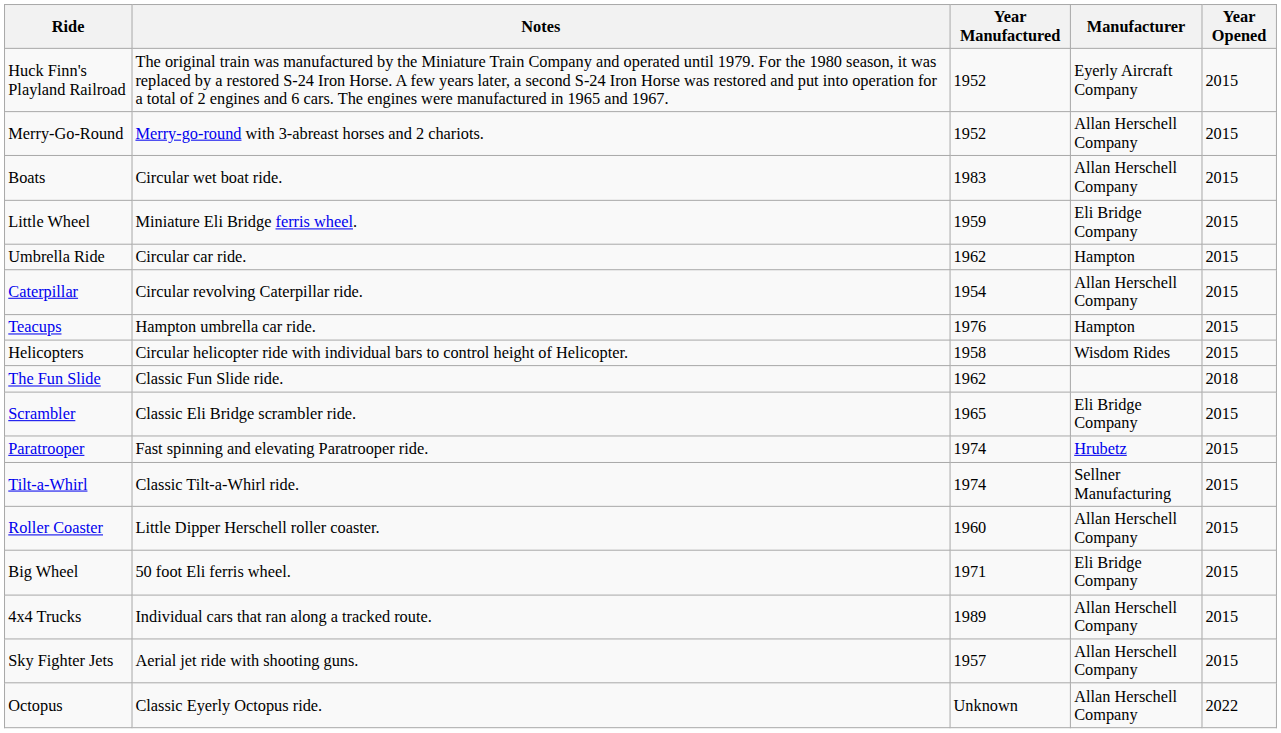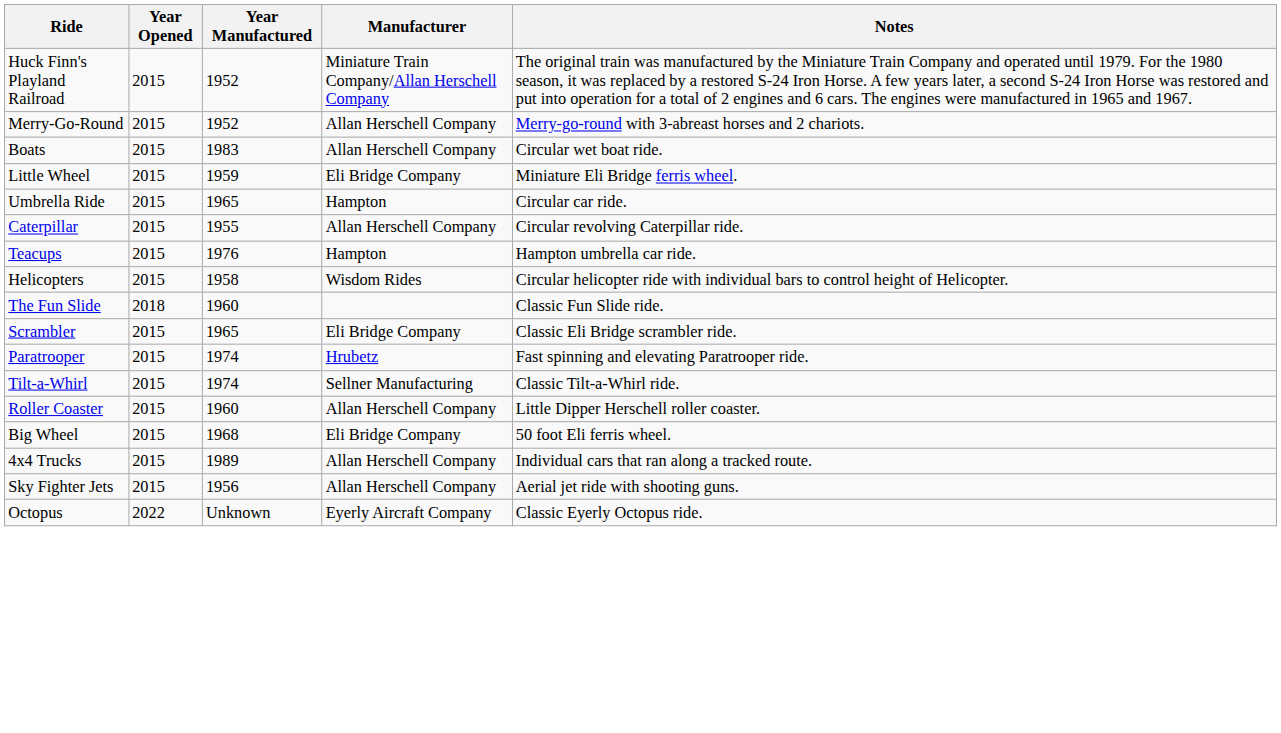columns swapped: (1239, 26) <-> (541, 26)
(1123, 80) Eyerly Aircraft Company -> (411, 80) Miniature Train Company/Allan Herschell Company
(970, 257) 1962 -> (222, 201) 1965
(970, 292) 1954 -> (222, 227) 1955
(970, 378) 1962 -> (222, 305) 1960
(970, 572) 1971 -> (222, 434) 1968
(970, 661) 1957 -> (222, 486) 1956
(1126, 705) Allan Herschell Company -> (409, 512) Eyerly Aircraft Company
